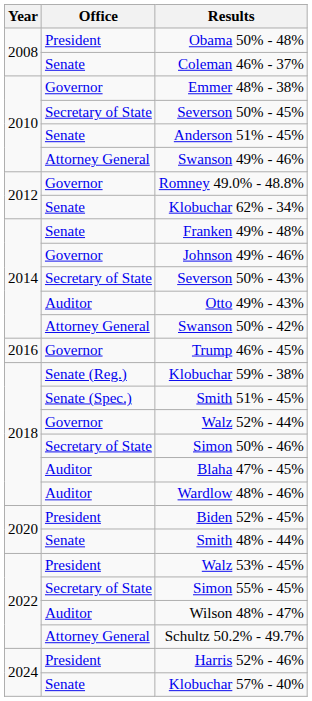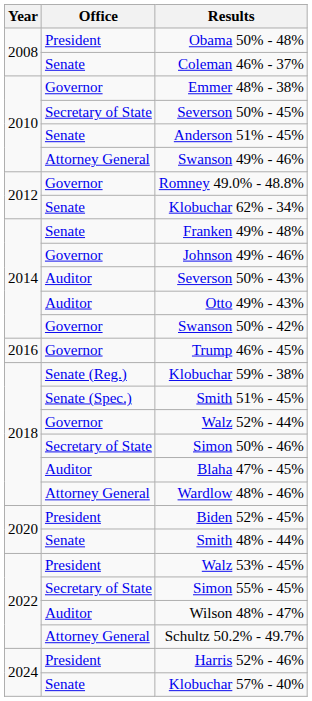(98, 278) Secretary of State -> (68, 278) Auditor
(97, 326) Attorney General -> (74, 326) Governor
(68, 493) Auditor -> (97, 493) Attorney General
